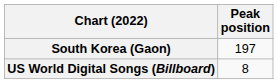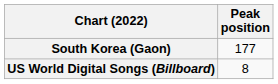(245, 48) 197 -> (245, 48) 177
